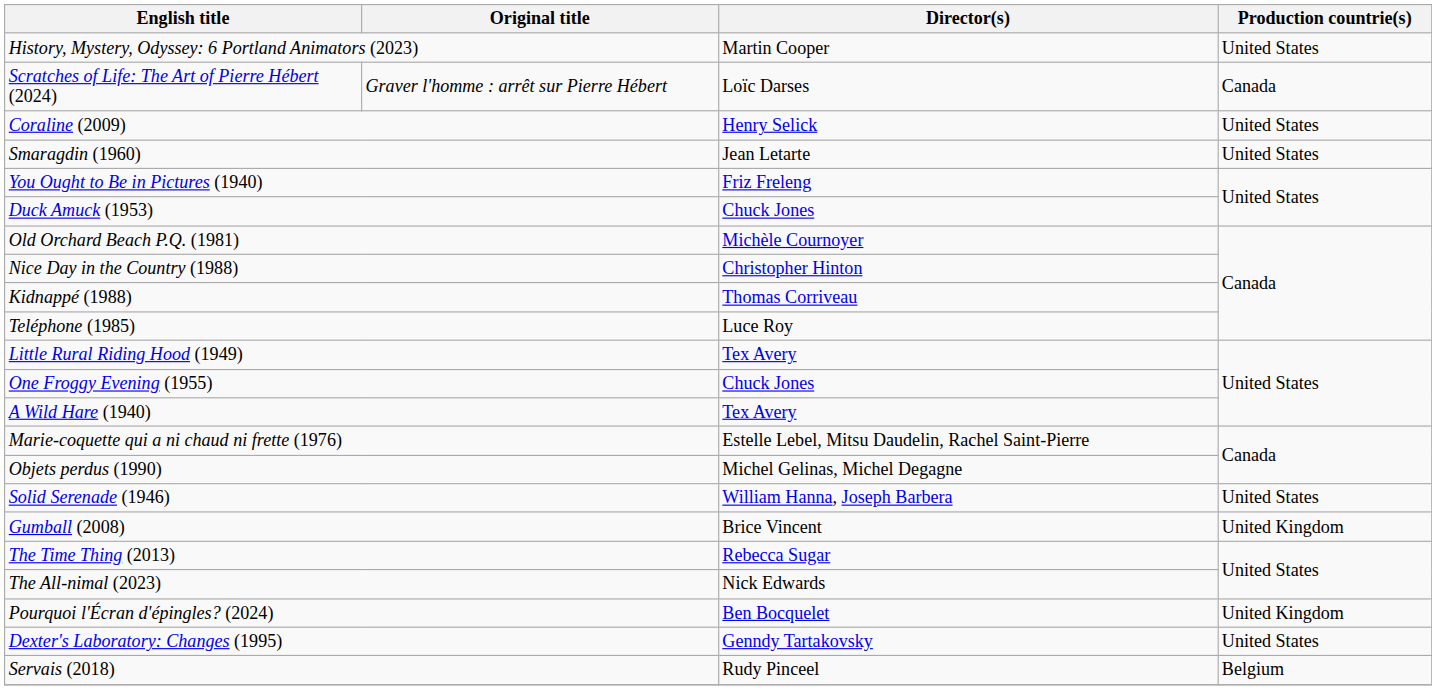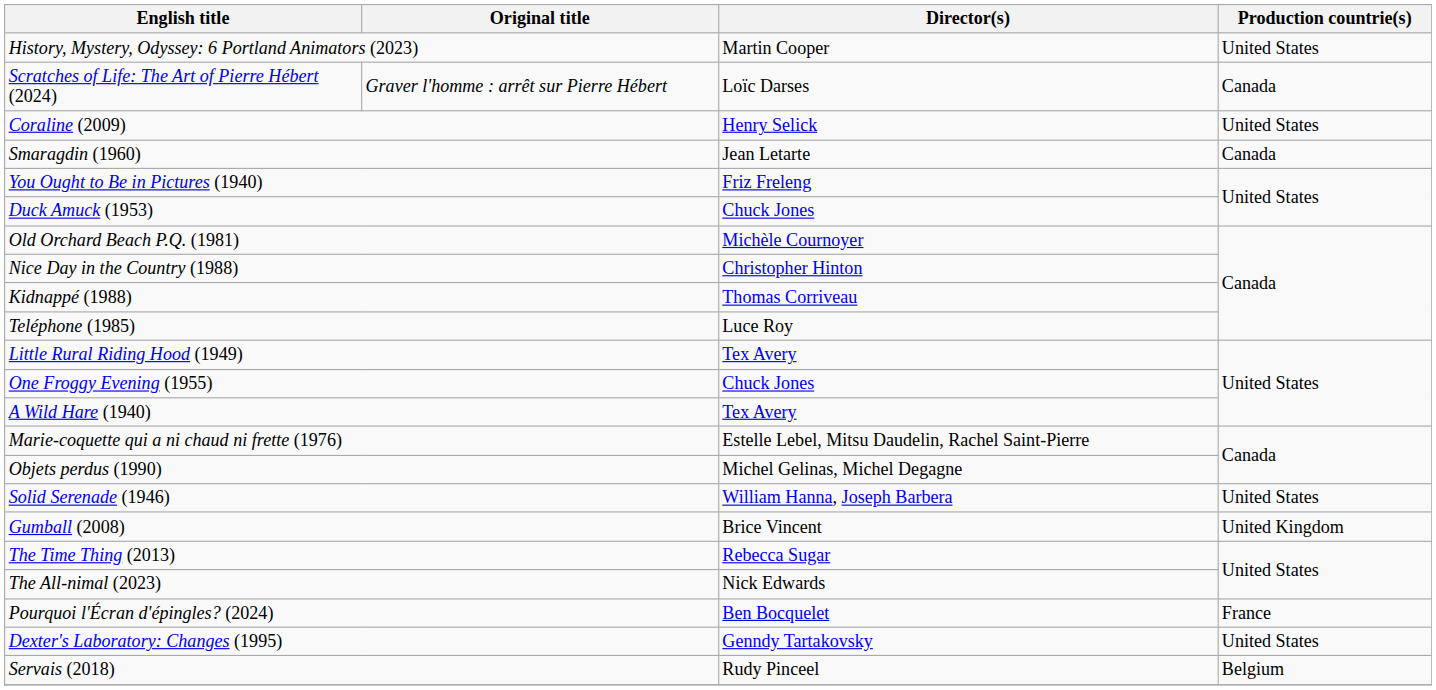(1270, 153) United States -> (1249, 153) Canada
(1283, 612) United Kingdom -> (1246, 612) France
